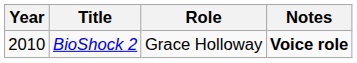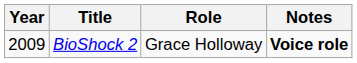(27, 44) 2010 -> (27, 44) 2009
